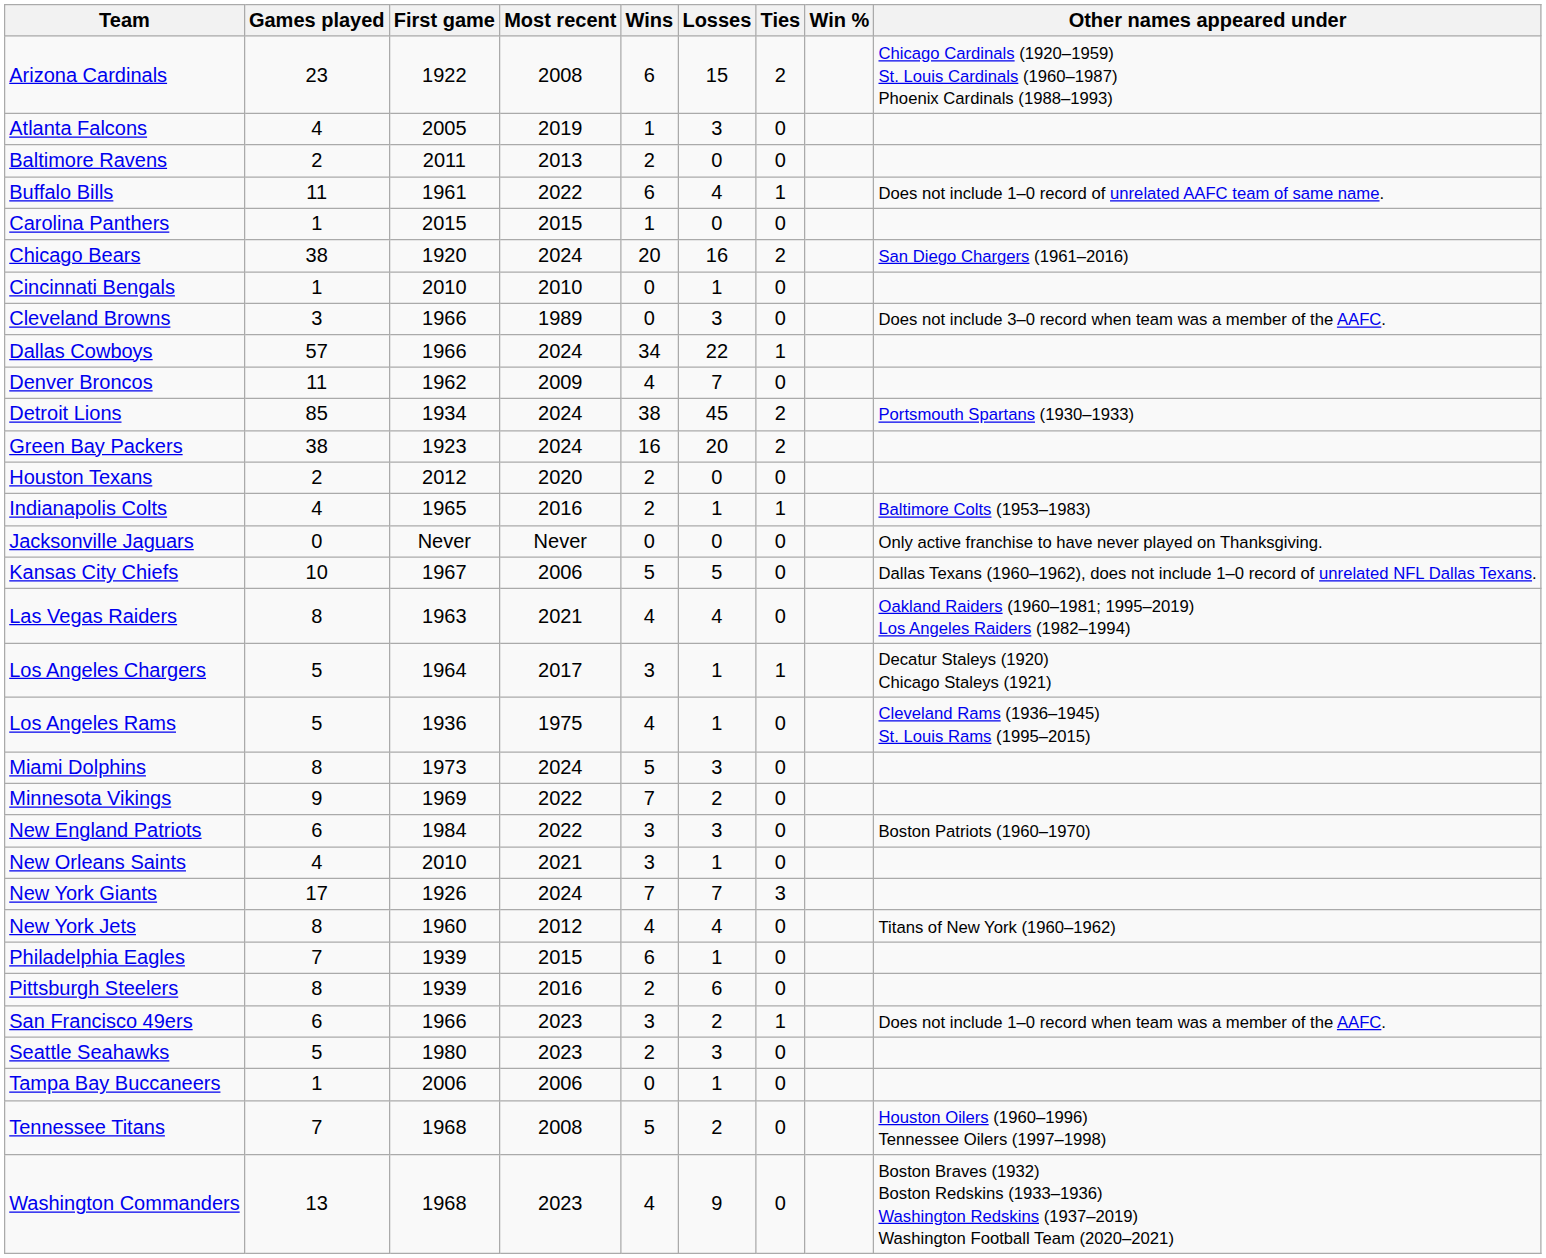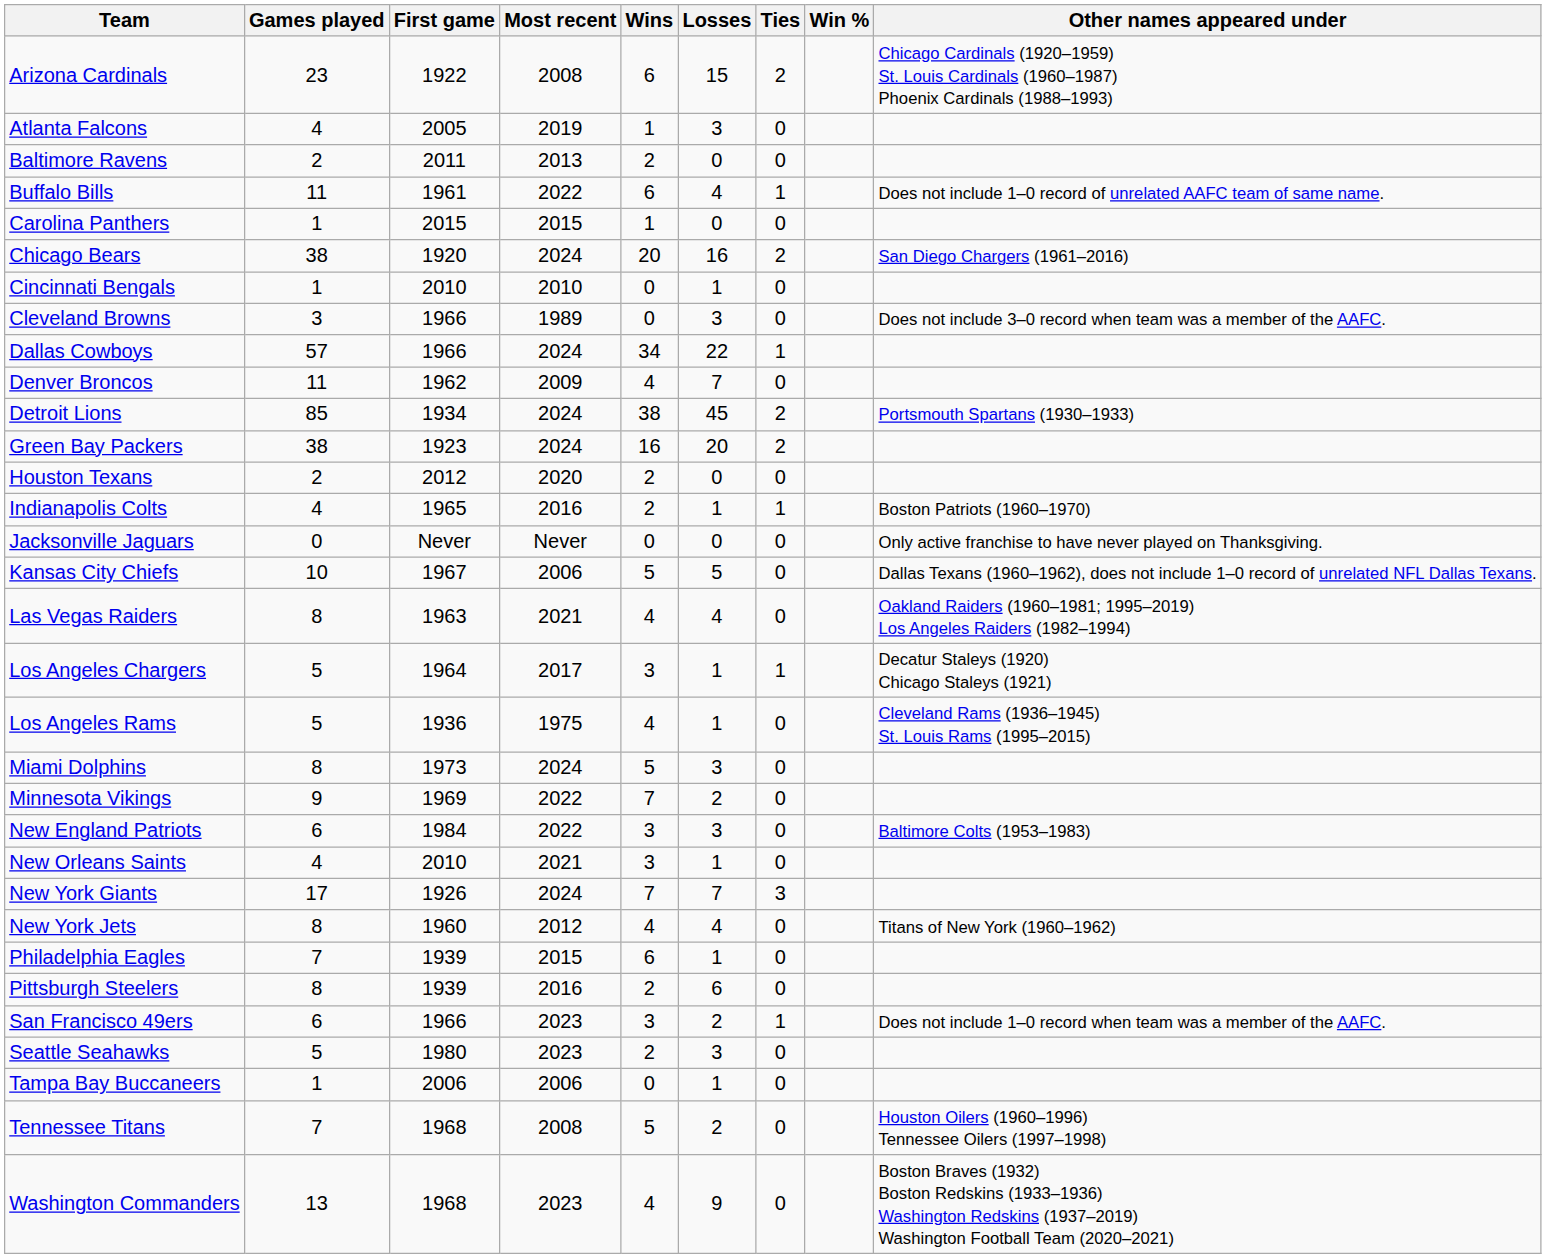(985, 510) Baltimore Colts (1953–1983) -> (985, 510) Boston Patriots (1960–1970)
(985, 831) Boston Patriots (1960–1970) -> (985, 831) Baltimore Colts (1953–1983)
